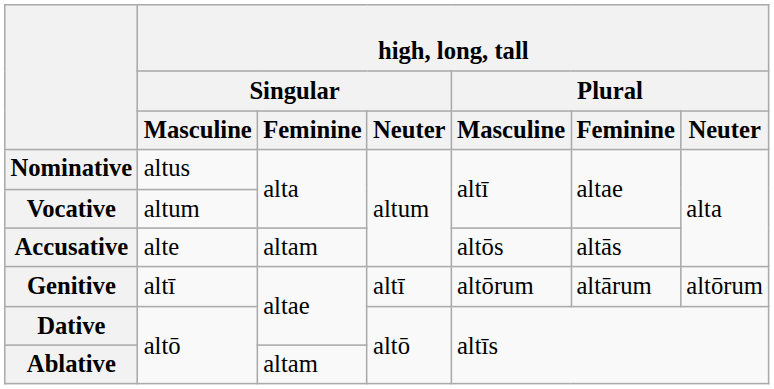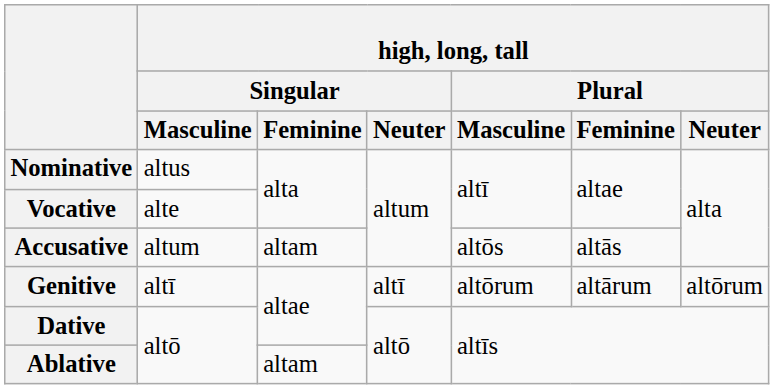(172, 208) altum -> (161, 208) alte
(161, 247) alte -> (172, 247) altum
